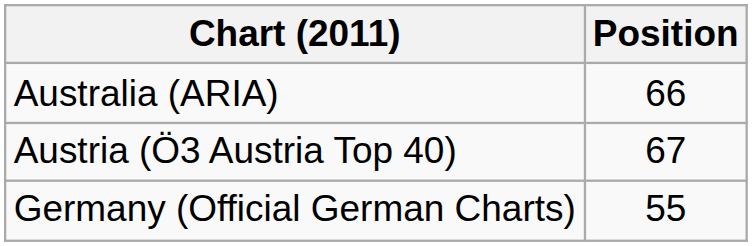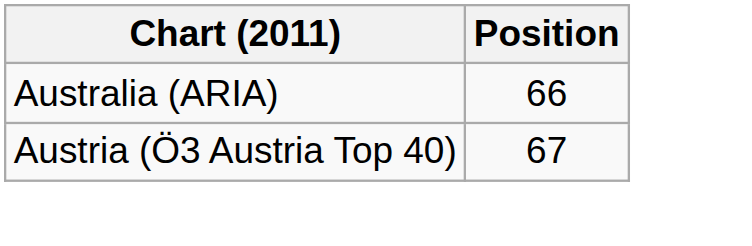- row: (295, 209)
